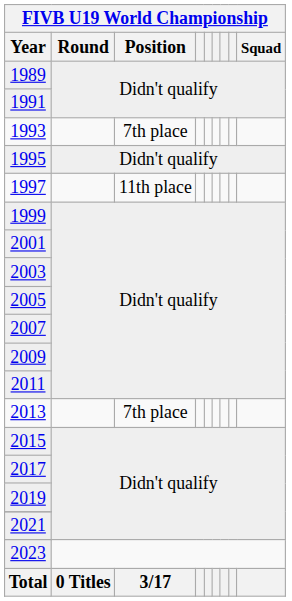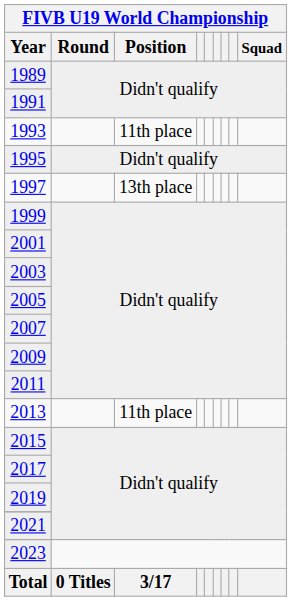(155, 131) 7th place -> (156, 131) 11th place
(155, 187) 11th place -> (156, 187) 13th place
(155, 412) 7th place -> (156, 412) 11th place
